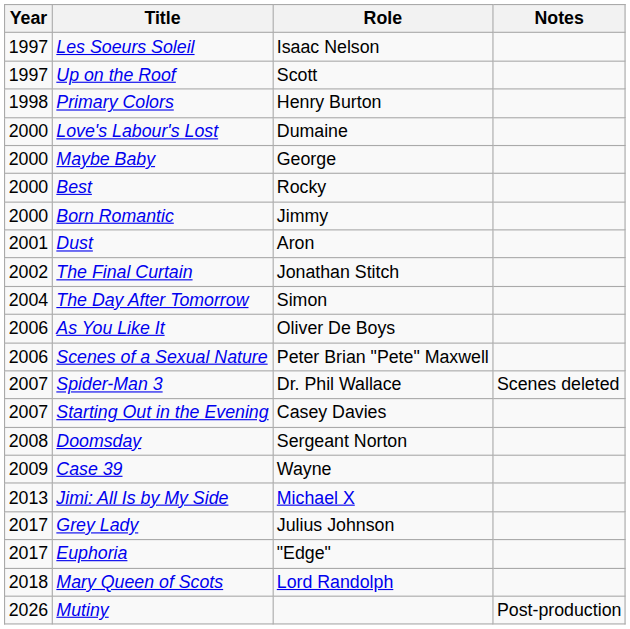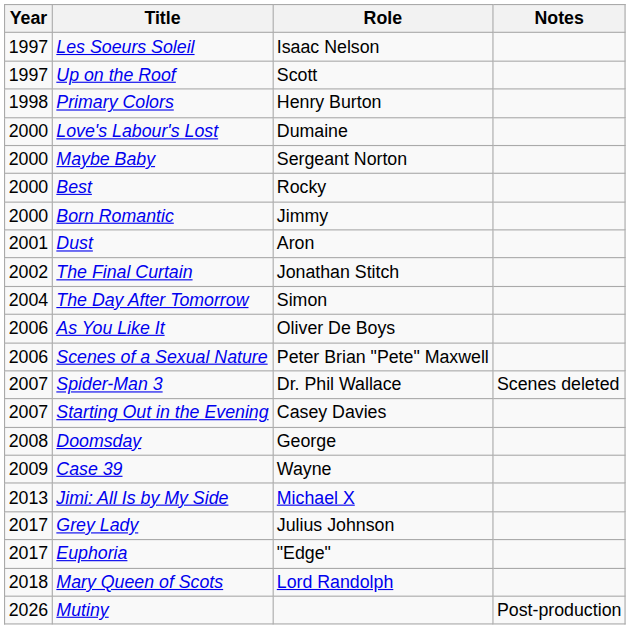(306, 159) George -> (342, 159) Sergeant Norton
(342, 441) Sergeant Norton -> (306, 441) George
